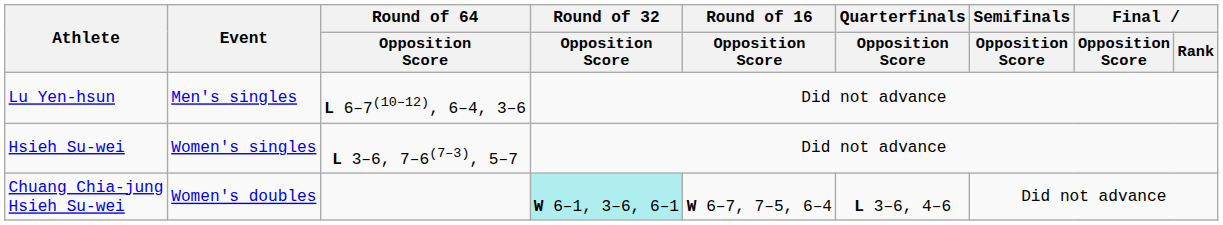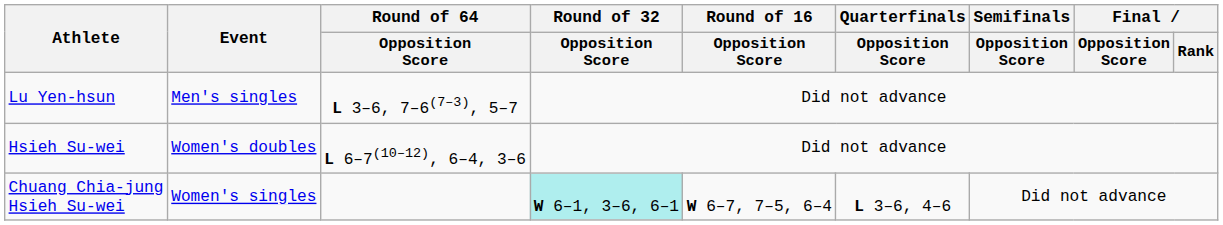(425, 107) L 6–7(10–12), 6–4, 3–6 -> (425, 107) L 3–6, 7–6(7–3), 5–7
(244, 148) Women's singles -> (244, 148) Women's doubles
(425, 157) L 3–6, 7–6(7–3), 5–7 -> (425, 157) L 6–7(10–12), 6–4, 3–6
(244, 196) Women's doubles -> (244, 196) Women's singles
